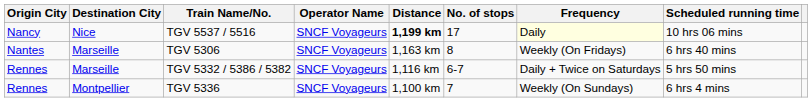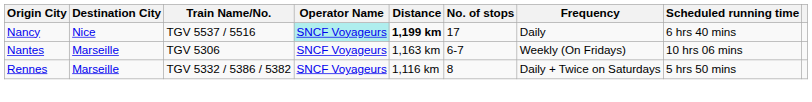(342, 32) no background -> (342, 32) paleturquoise background
(533, 32) lightyellow background -> (533, 32) no background
(704, 32) 10 hrs 06 mins -> (701, 32) 6 hrs 40 mins
(450, 50) 8 -> (455, 50) 6-7
(701, 50) 6 hrs 40 mins -> (704, 50) 10 hrs 06 mins
(455, 69) 6-7 -> (450, 69) 8
- row: (193, 87)
